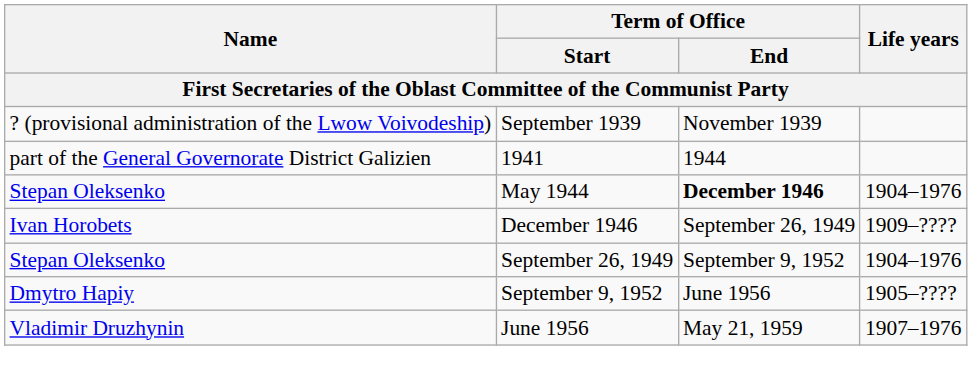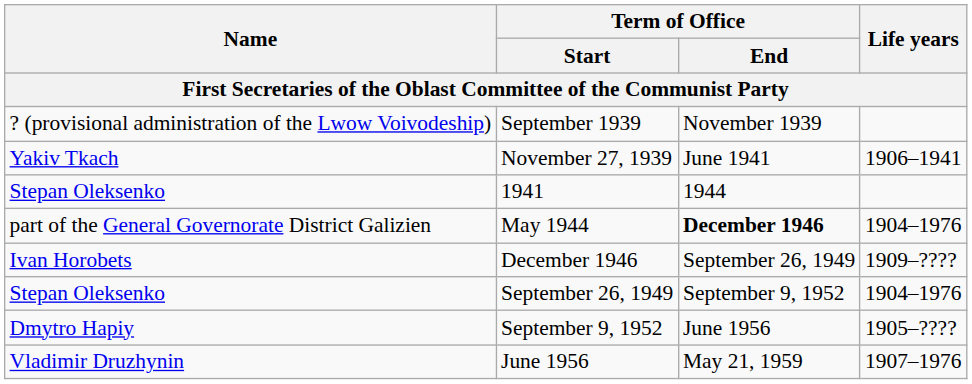+ row: (587, 157)
(220, 157) part of the General Governorate District Galizien -> (87, 191) Stepan Oleksenko
(87, 191) Stepan Oleksenko -> (220, 225) part of the General Governorate District Galizien
